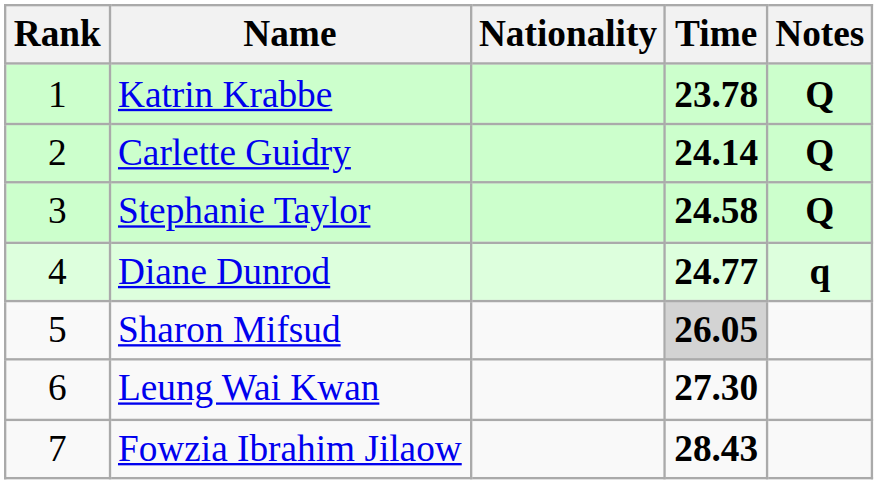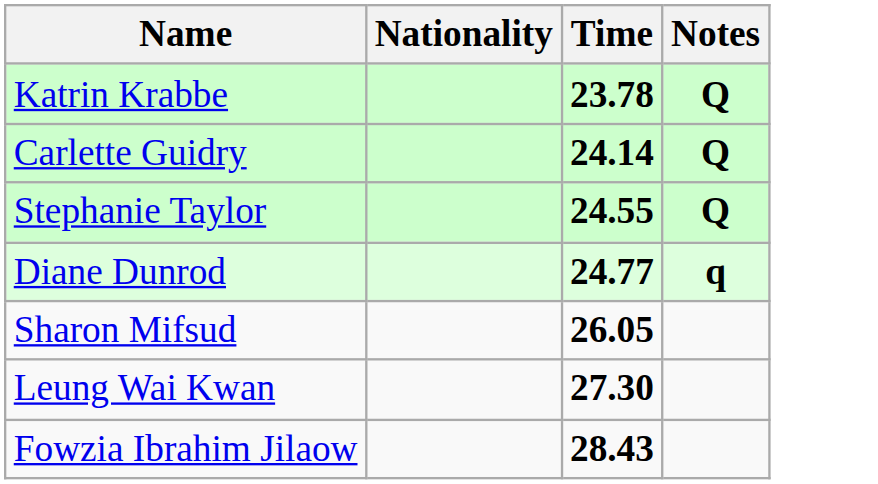- column: (57, 34)
(716, 211) 24.58 -> (612, 211) 24.55
(716, 329) lightgrey background -> (612, 329) no background
